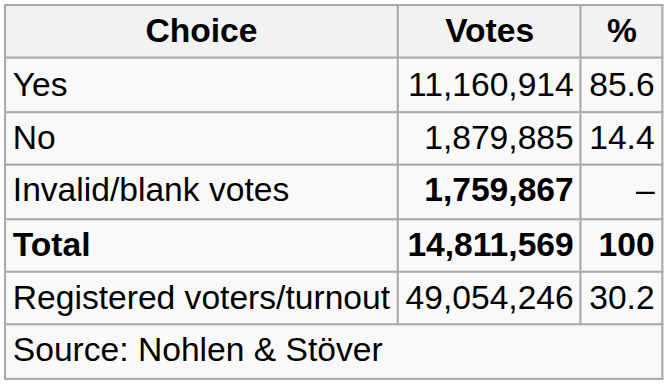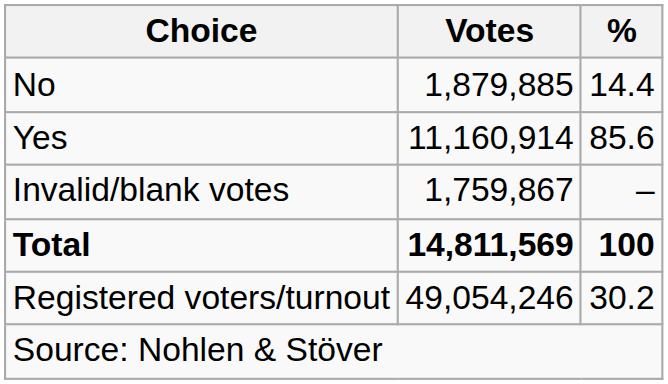rows swapped: (40, 84) <-> (34, 137)
(499, 191) bold -> (499, 191) normal
